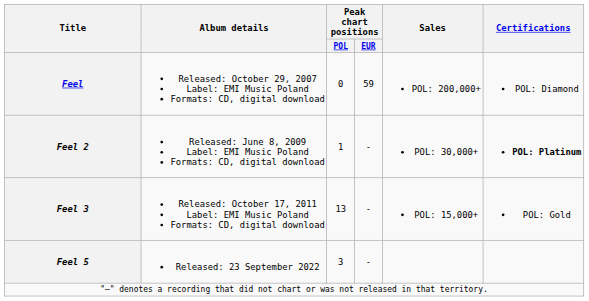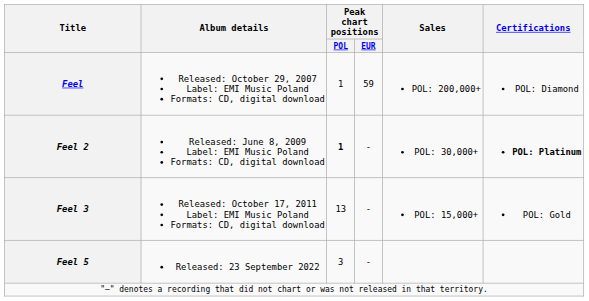(341, 84) 0 -> (341, 84) 1
(341, 147) normal -> (341, 147) bold
